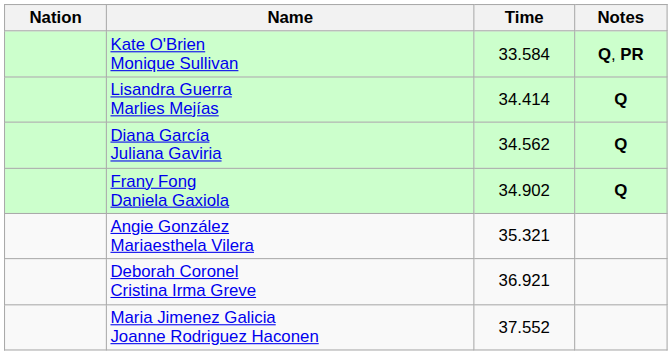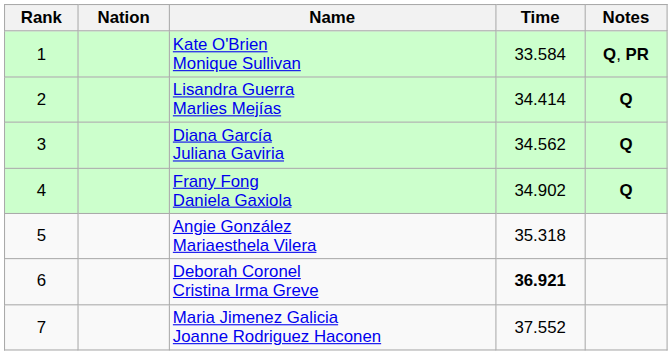+ column: (41, 17)
(524, 236) 35.321 -> (540, 236) 35.318
(524, 281) normal -> (540, 281) bold
